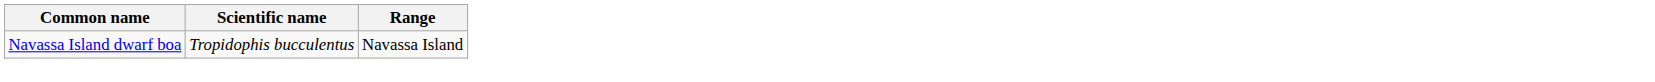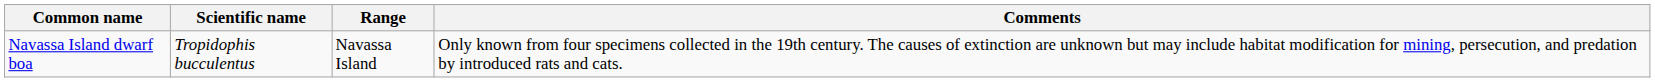+ column: (1042, 17)
